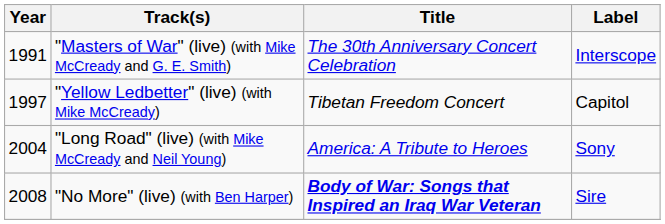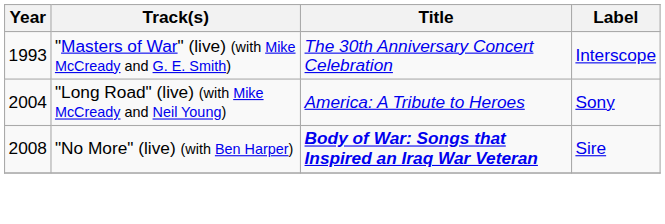(28, 55) 1991 -> (28, 55) 1993
- row: (163, 102)
